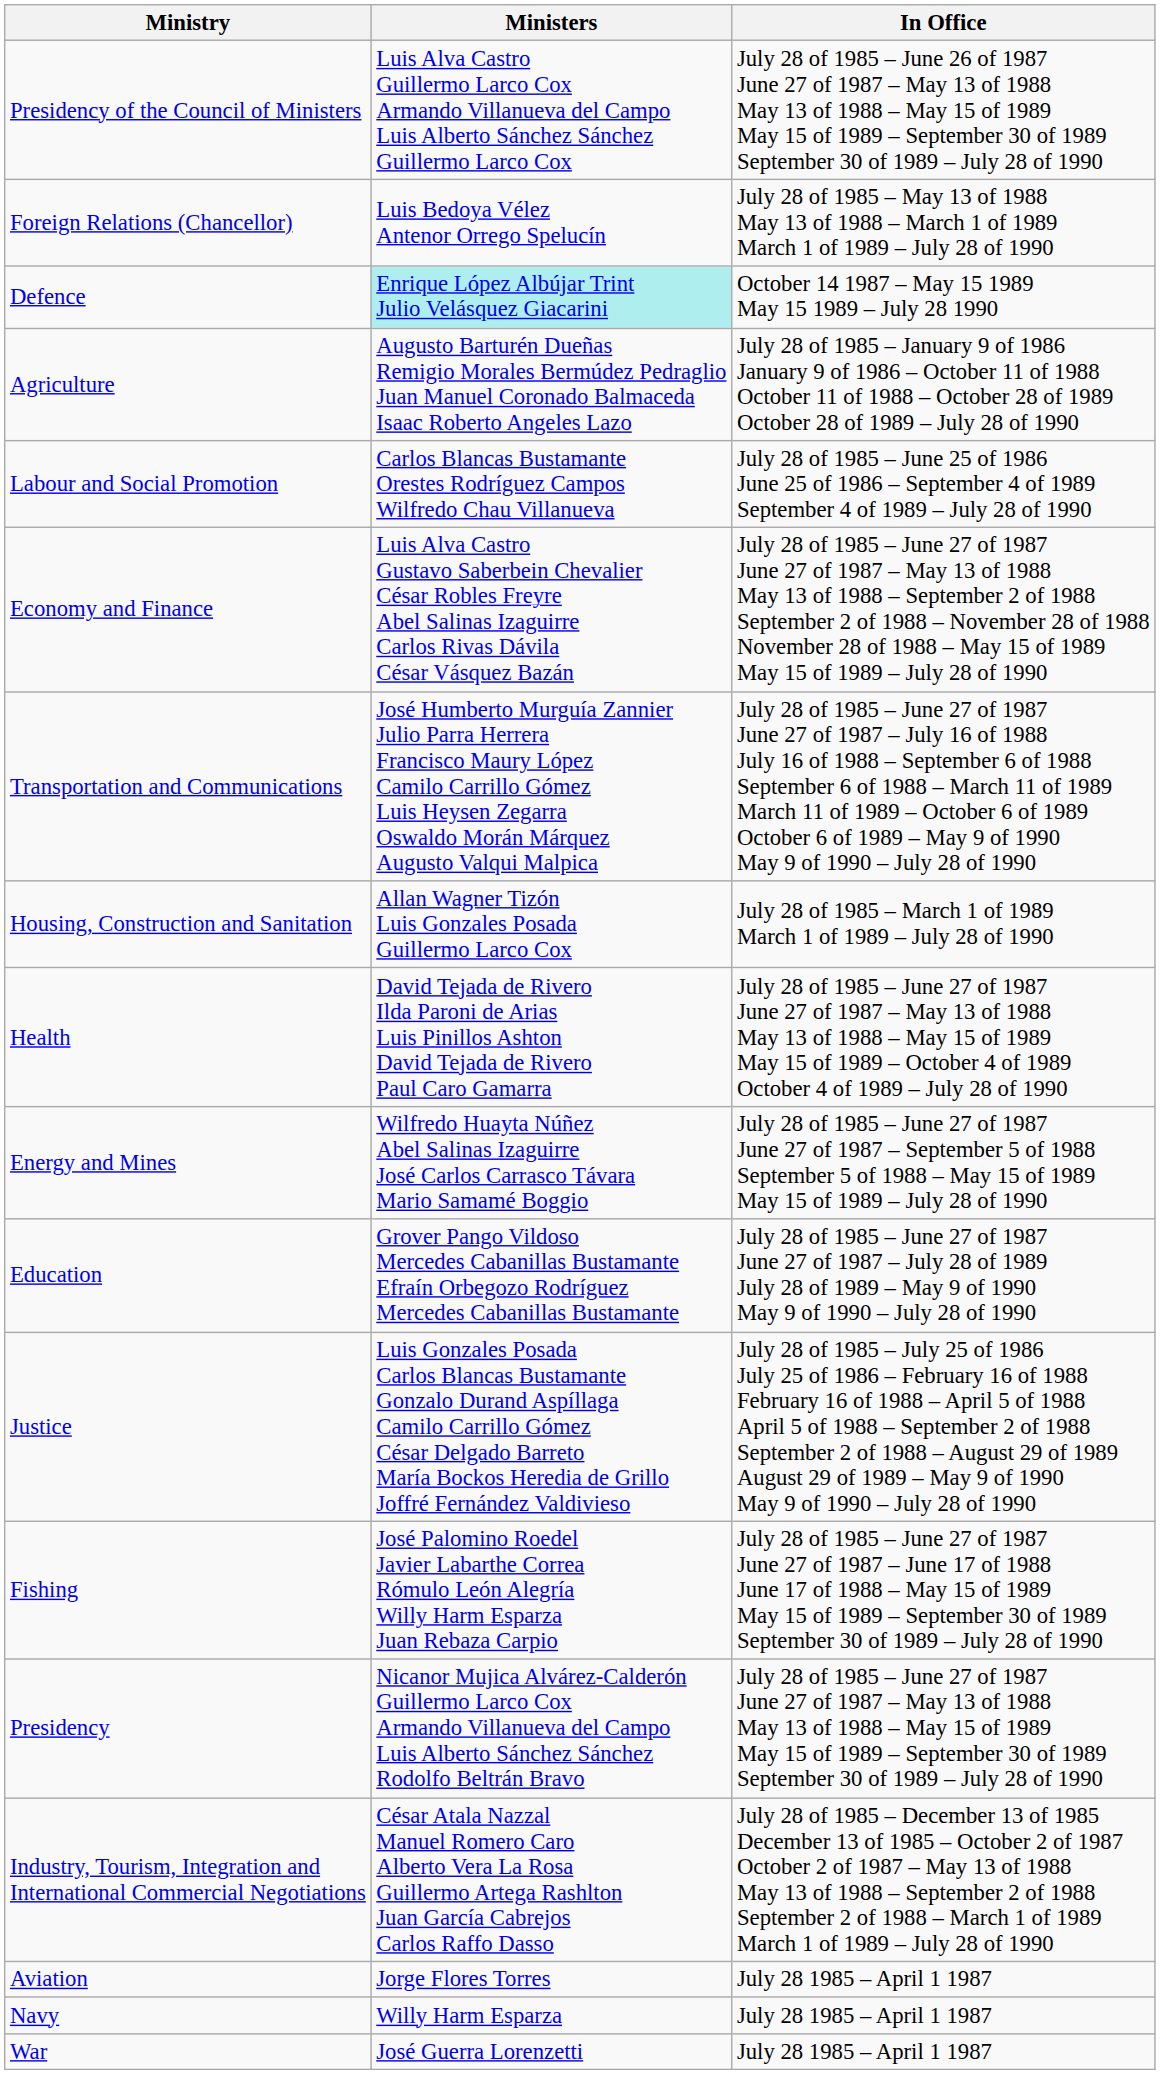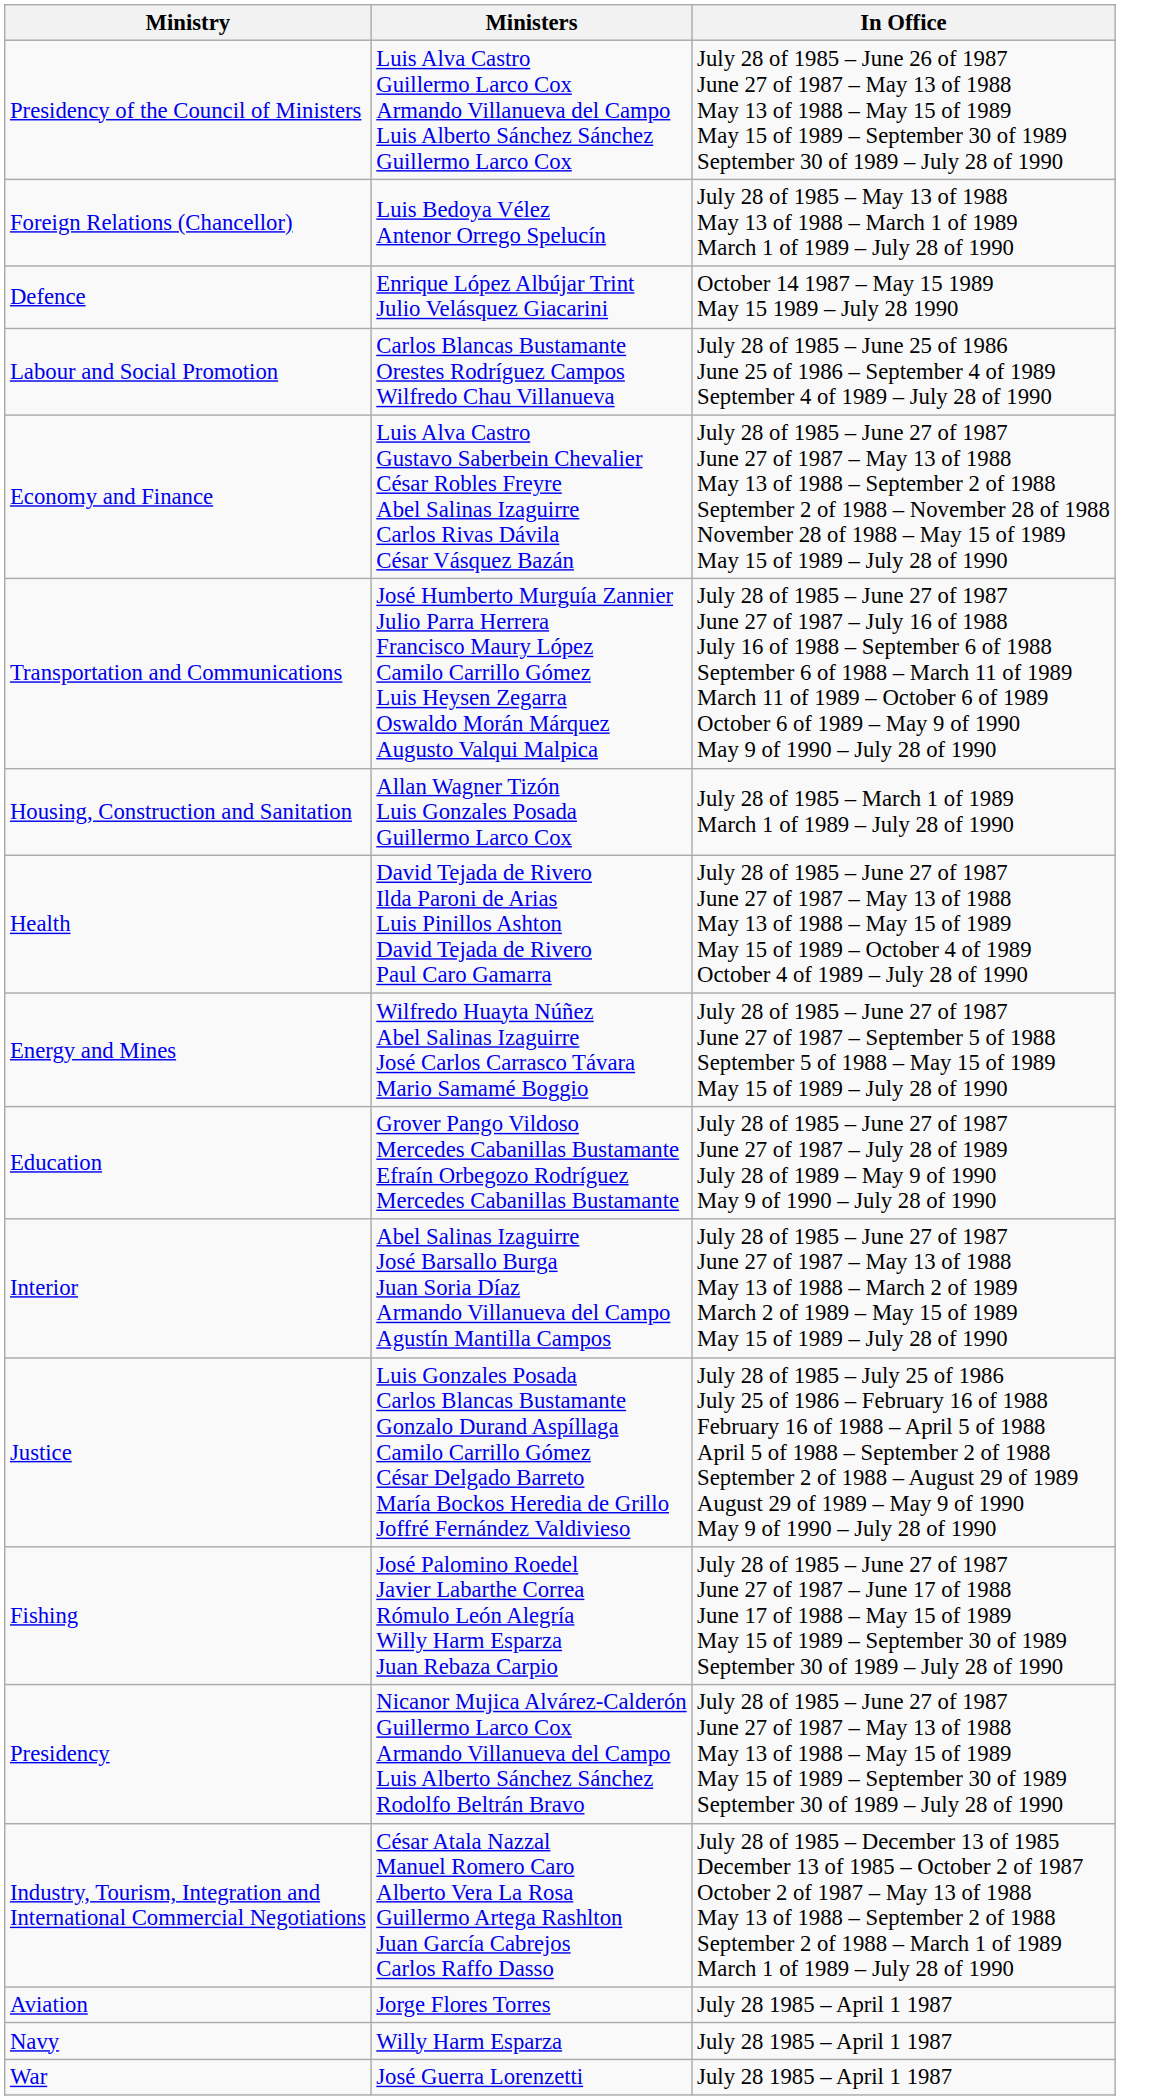(505, 296) paleturquoise background -> (505, 296) no background
- row: (62, 383)
+ row: (44, 1287)
